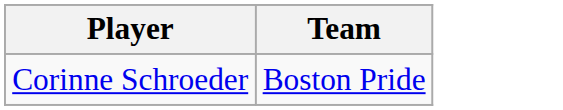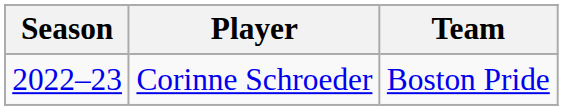+ column: (67, 29)
